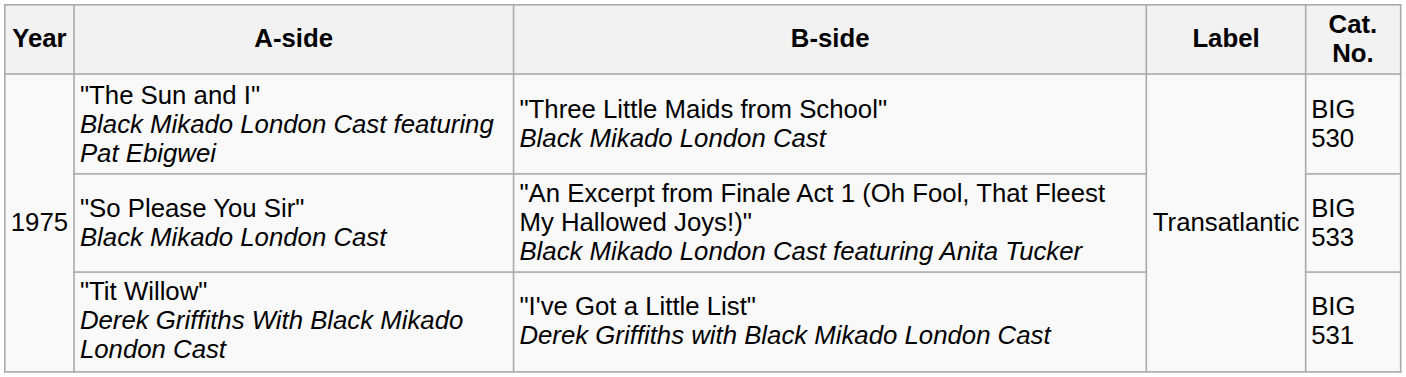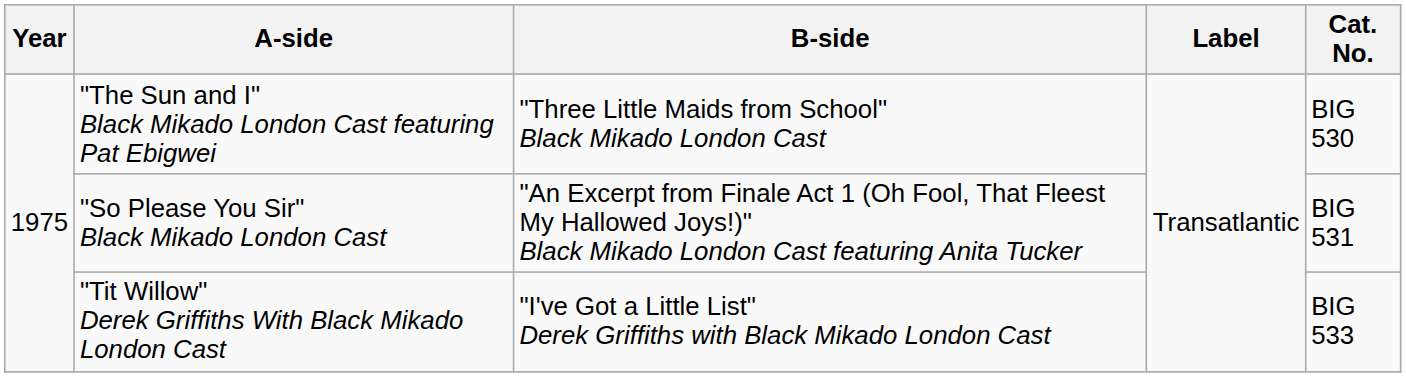(1333, 222) BIG 533 -> (1333, 222) BIG 531
(1333, 321) BIG 531 -> (1333, 321) BIG 533
